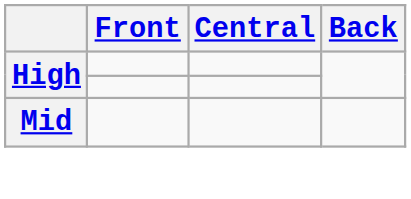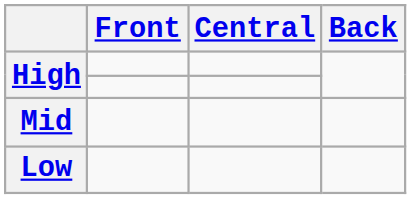+ row: (46, 169)
